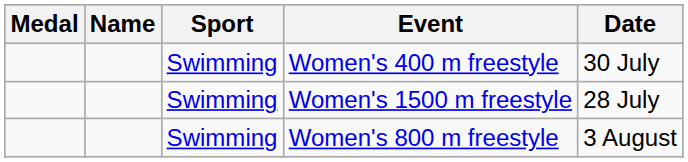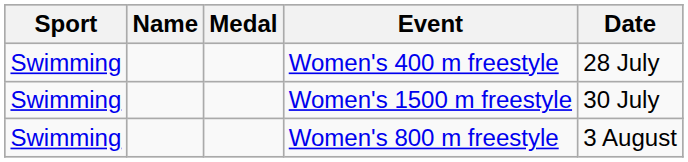columns swapped: (45, 24) <-> (222, 24)
(621, 62) 30 July -> (621, 62) 28 July
(621, 100) 28 July -> (621, 100) 30 July
